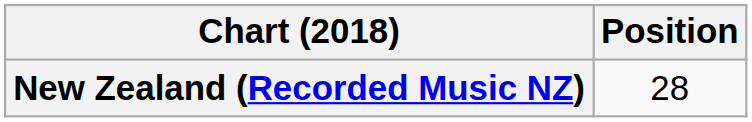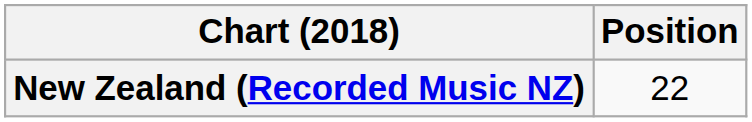(670, 87) 28 -> (670, 87) 22
